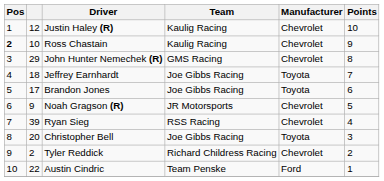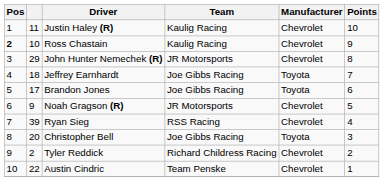(34, 27) 12 -> (34, 27) 11
(194, 58) GMS Racing -> (200, 58) JR Motorsports
(291, 168) Ford -> (302, 168) Chevrolet
